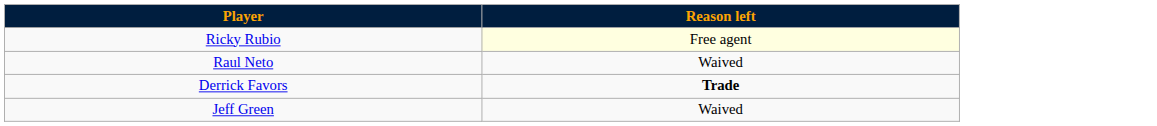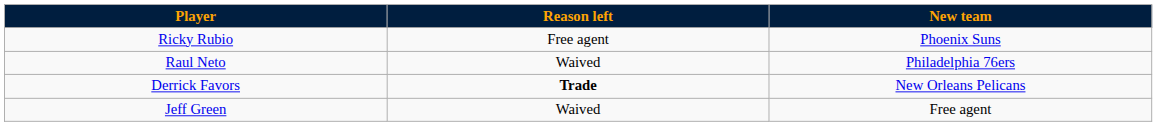+ column: (960, 16)
(721, 39) lightyellow background -> (578, 39) no background
